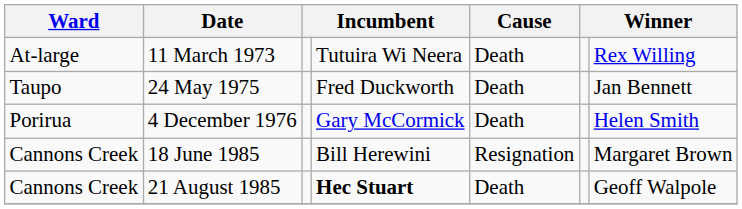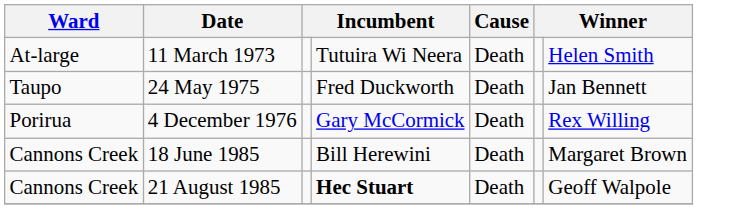(645, 54) Rex Willing -> (601, 54) Helen Smith
(646, 120) Helen Smith -> (599, 120) Rex Willing
(524, 154) Resignation -> (499, 154) Death
